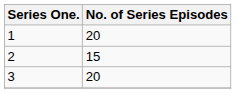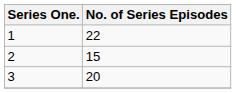(93, 35) 20 -> (93, 35) 22
